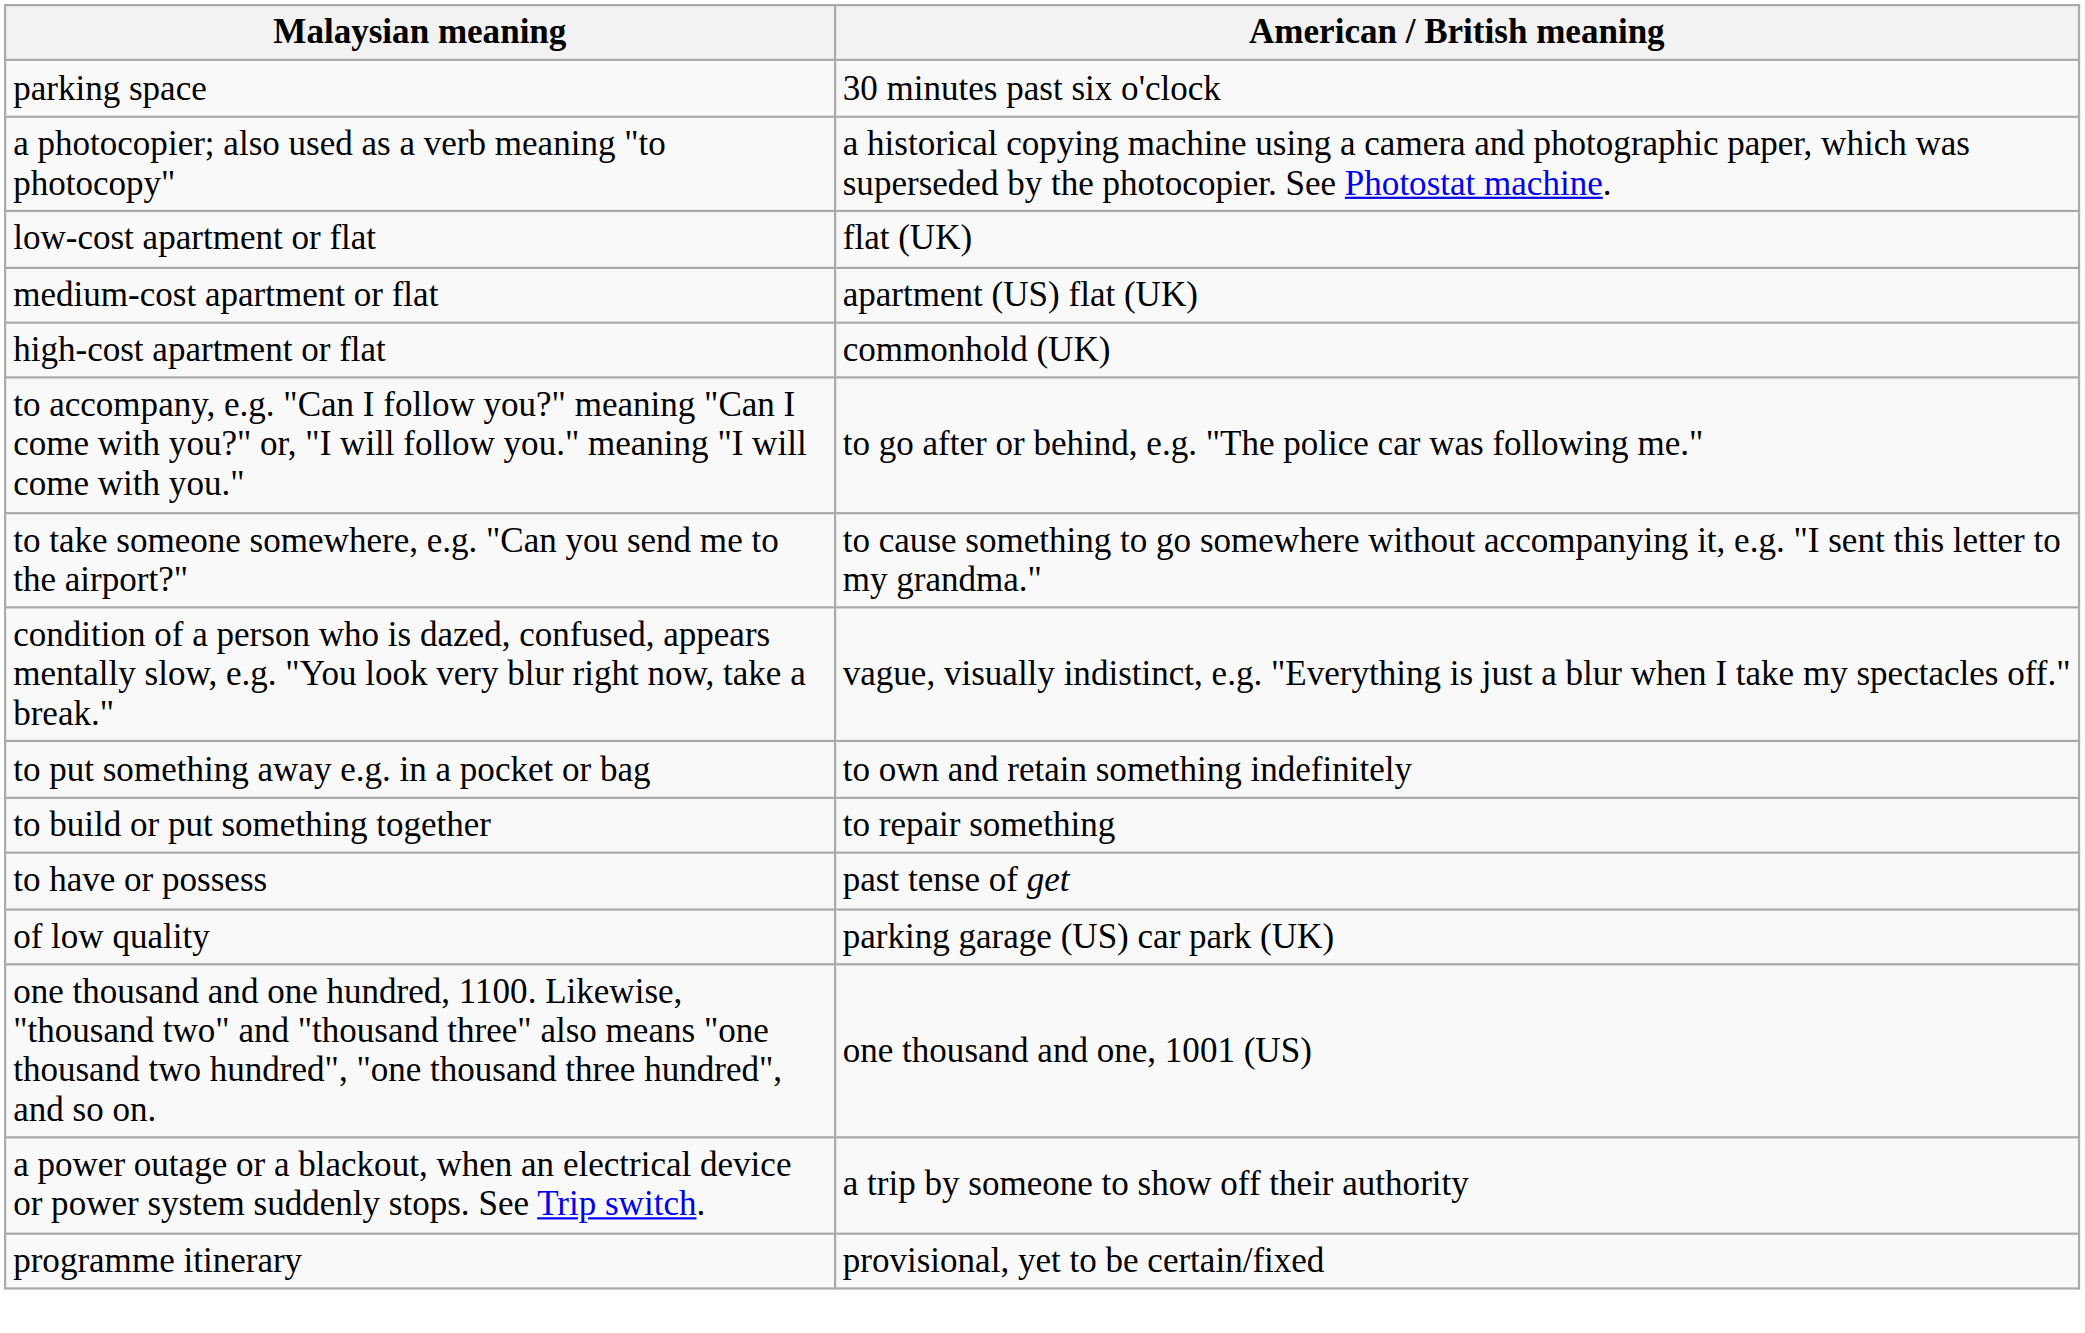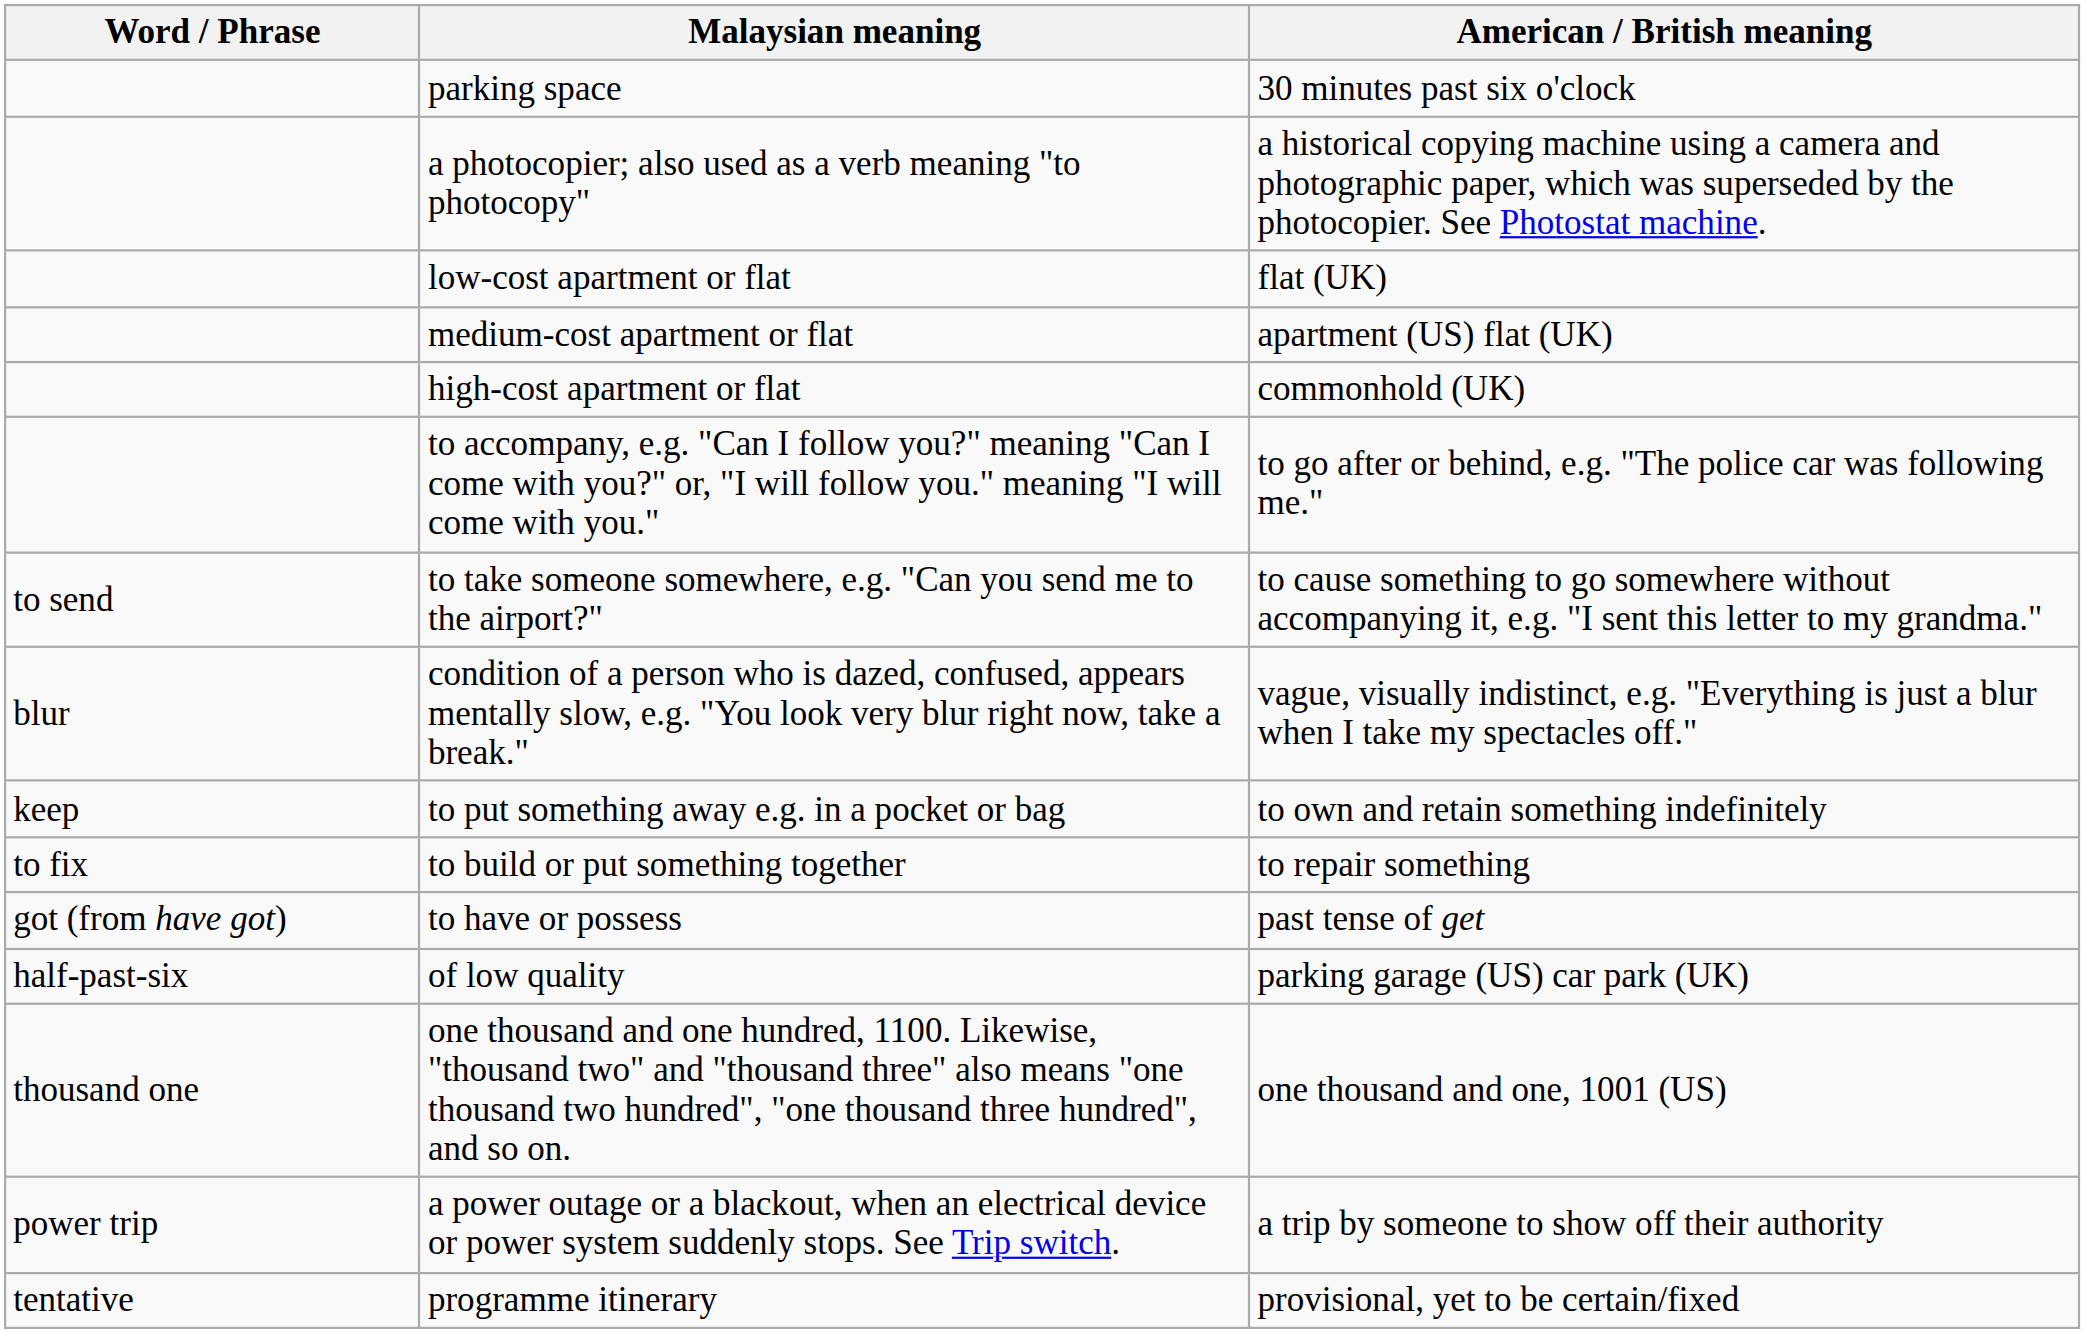+ column: (212, 32)
